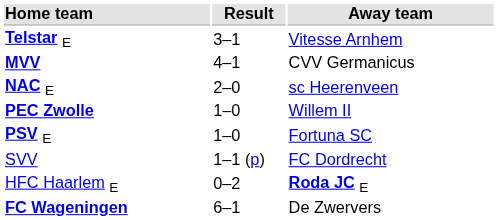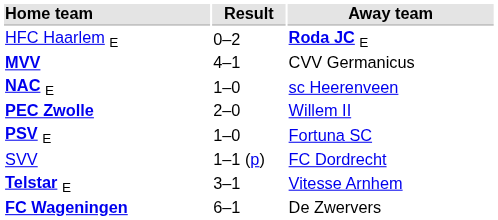rows swapped: (62, 184) <-> (38, 39)
(227, 87) 2–0 -> (227, 87) 1–0
(227, 111) 1–0 -> (227, 111) 2–0
